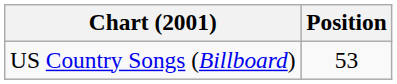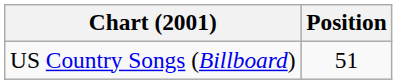(346, 60) 53 -> (346, 60) 51
